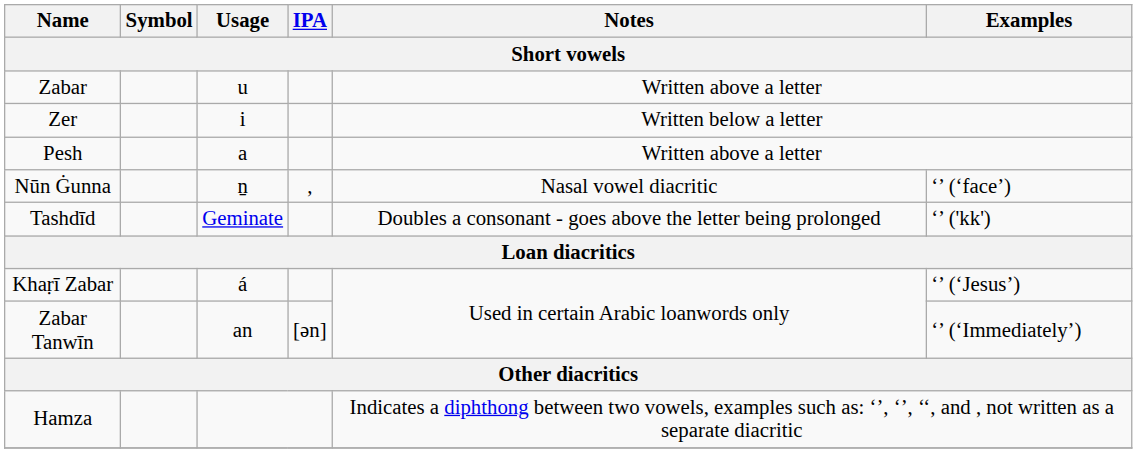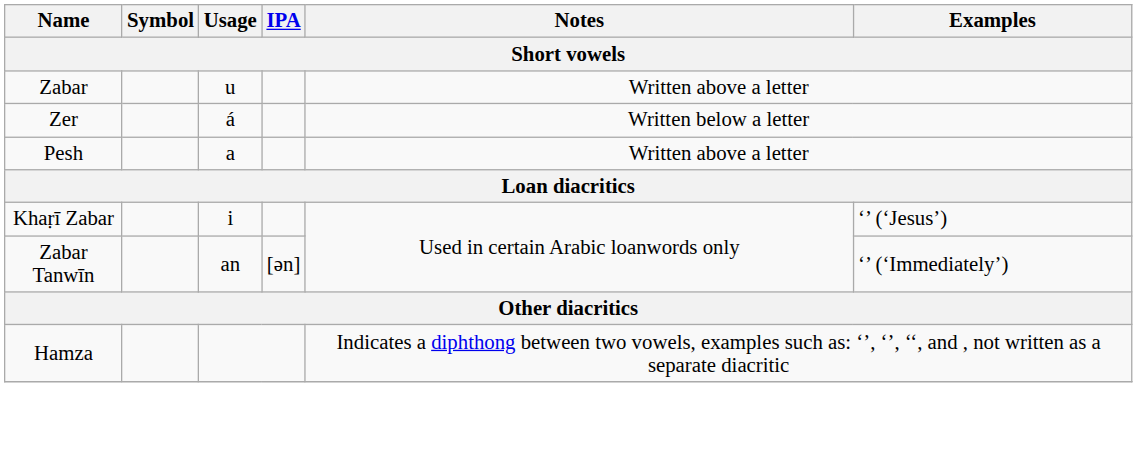(243, 119) i -> (230, 119) á
- row: (63, 185)
- row: (63, 218)
(243, 284) á -> (230, 218) i
